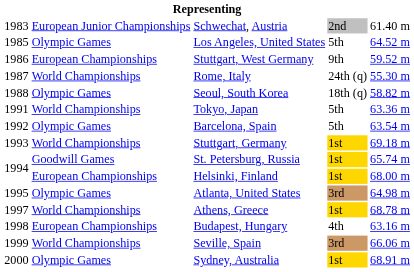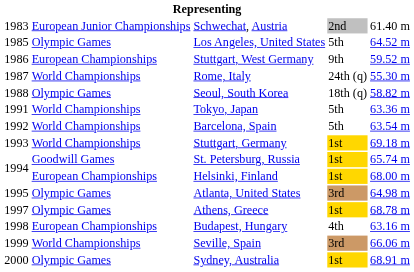(71, 126) Olympic Games -> (86, 126) World Championships
(86, 209) World Championships -> (71, 209) Olympic Games
